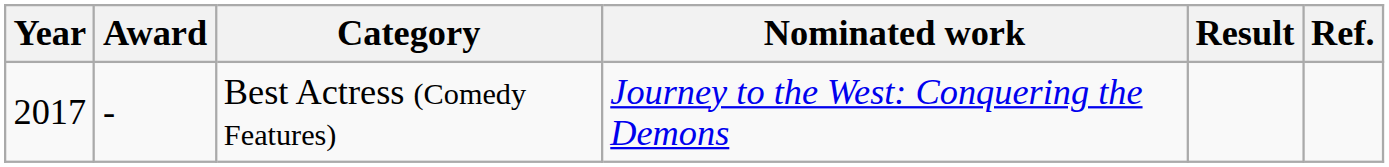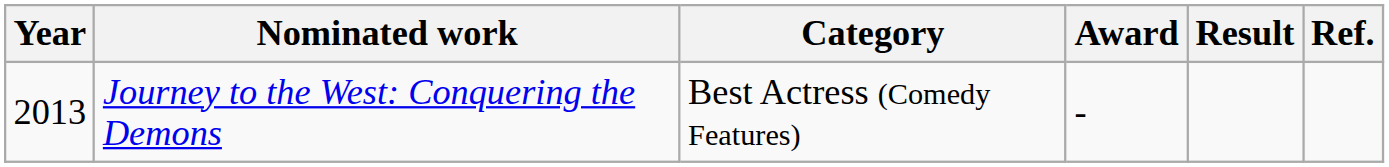columns swapped: (155, 33) <-> (894, 33)
(50, 111) 2017 -> (50, 111) 2013
